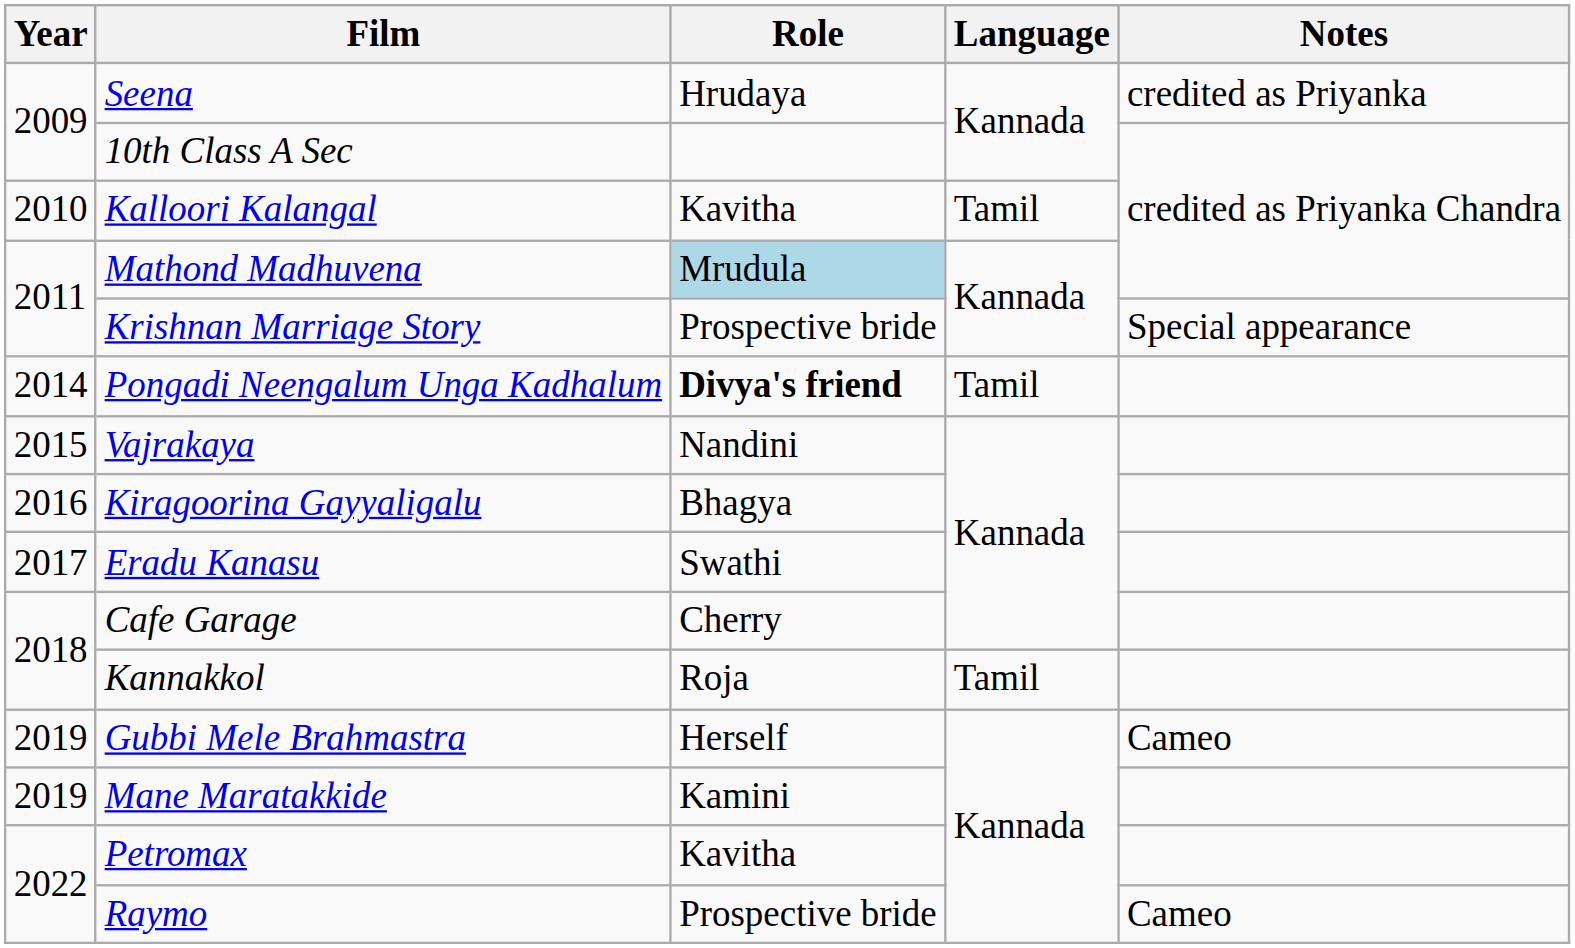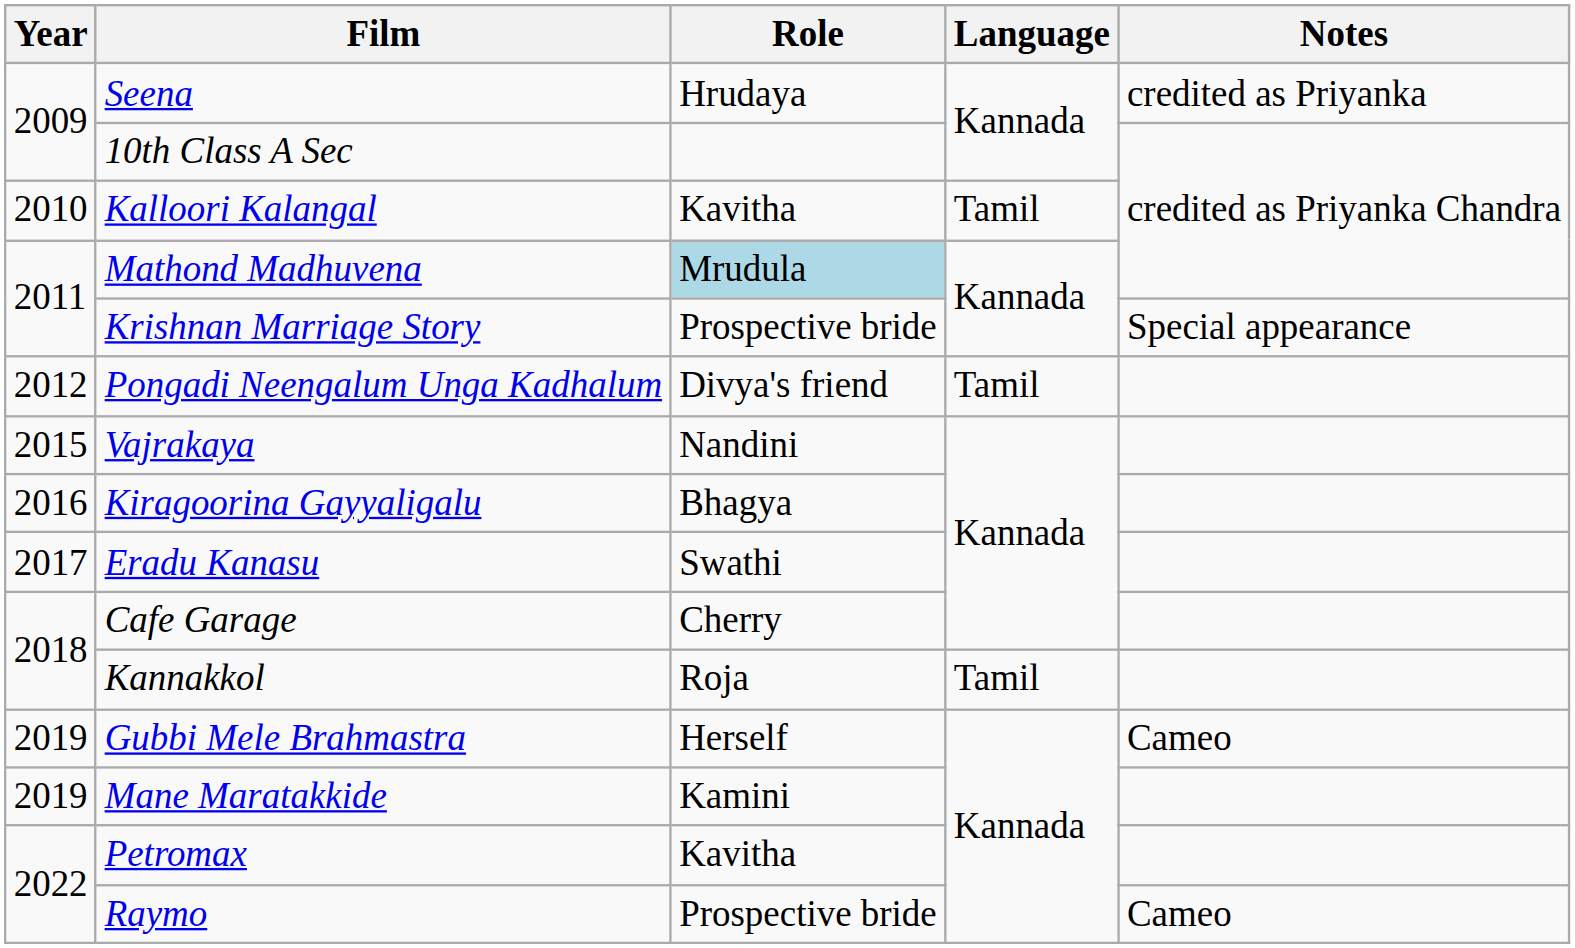(51, 385) 2014 -> (51, 385) 2012
(791, 385) bold -> (784, 385) normal
